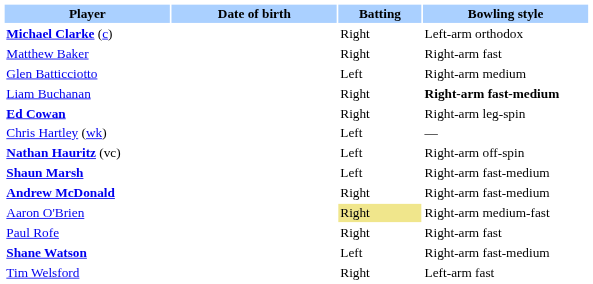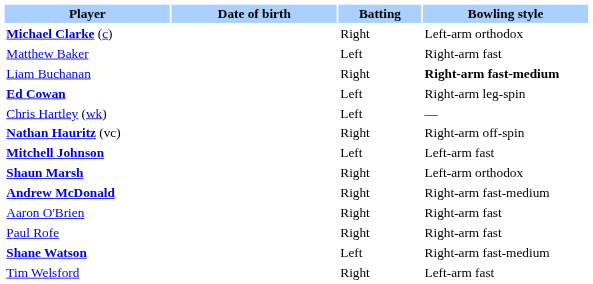(355, 53) Right -> (351, 53) Left
- row: (52, 73)
(355, 113) Right -> (351, 93) Left
(351, 153) Left -> (355, 133) Right
+ row: (55, 153)
(351, 173) Left -> (355, 173) Right
(487, 173) Right-arm fast-medium -> (474, 173) Left-arm orthodox
(355, 213) khaki background -> (355, 213) no background
(487, 213) Right-arm medium-fast -> (463, 213) Right-arm fast
